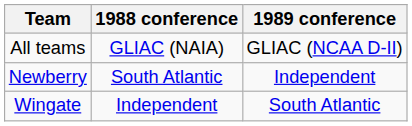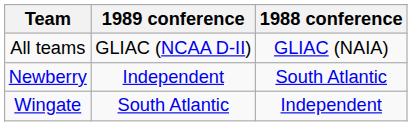columns swapped: (167, 18) <-> (325, 18)
